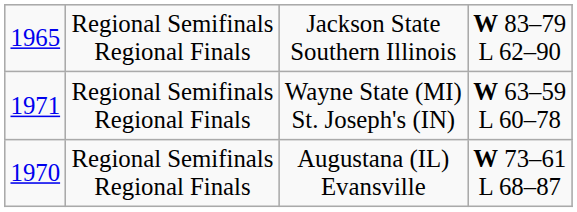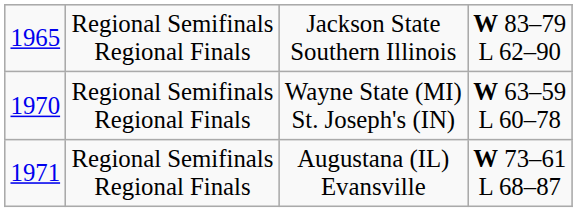(35, 105) 1971 -> (35, 105) 1970
(35, 172) 1970 -> (35, 172) 1971
